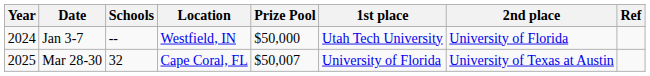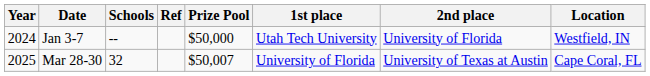columns swapped: (204, 15) <-> (631, 15)
